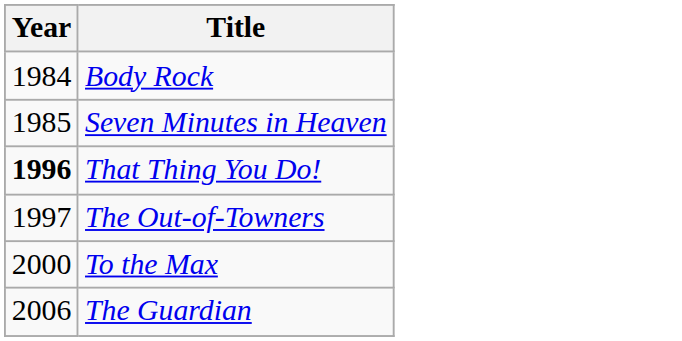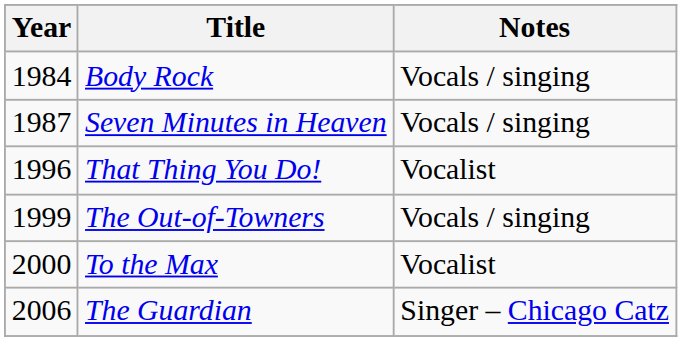+ column: (535, 28)
(42, 122) 1985 -> (42, 122) 1987
(42, 169) bold -> (42, 169) normal
(42, 216) 1997 -> (42, 216) 1999
